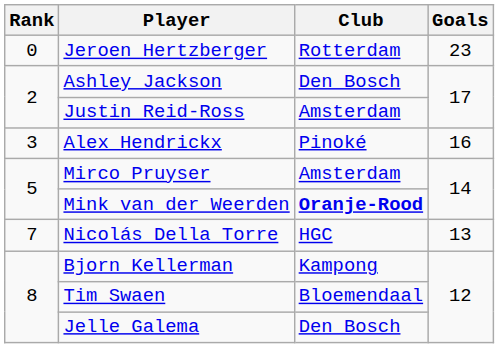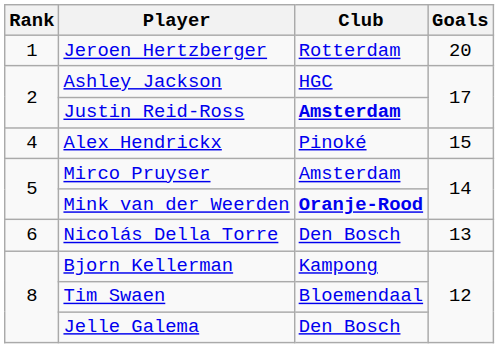(32, 51) 0 -> (32, 51) 1
(460, 51) 23 -> (460, 51) 20
(350, 82) Den Bosch -> (316, 82) HGC
(350, 112) normal -> (350, 112) bold
(32, 143) 3 -> (32, 143) 4
(460, 143) 16 -> (460, 143) 15
(32, 235) 7 -> (32, 235) 6
(316, 235) HGC -> (350, 235) Den Bosch
